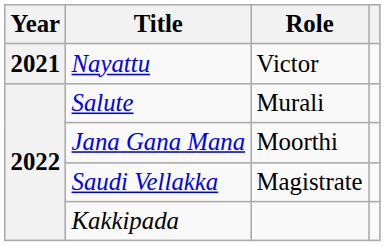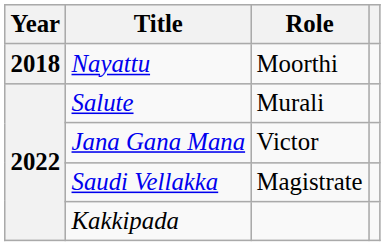(35, 63) 2021 -> (35, 63) 2018
(287, 63) Victor -> (297, 63) Moorthi
(297, 142) Moorthi -> (287, 142) Victor
